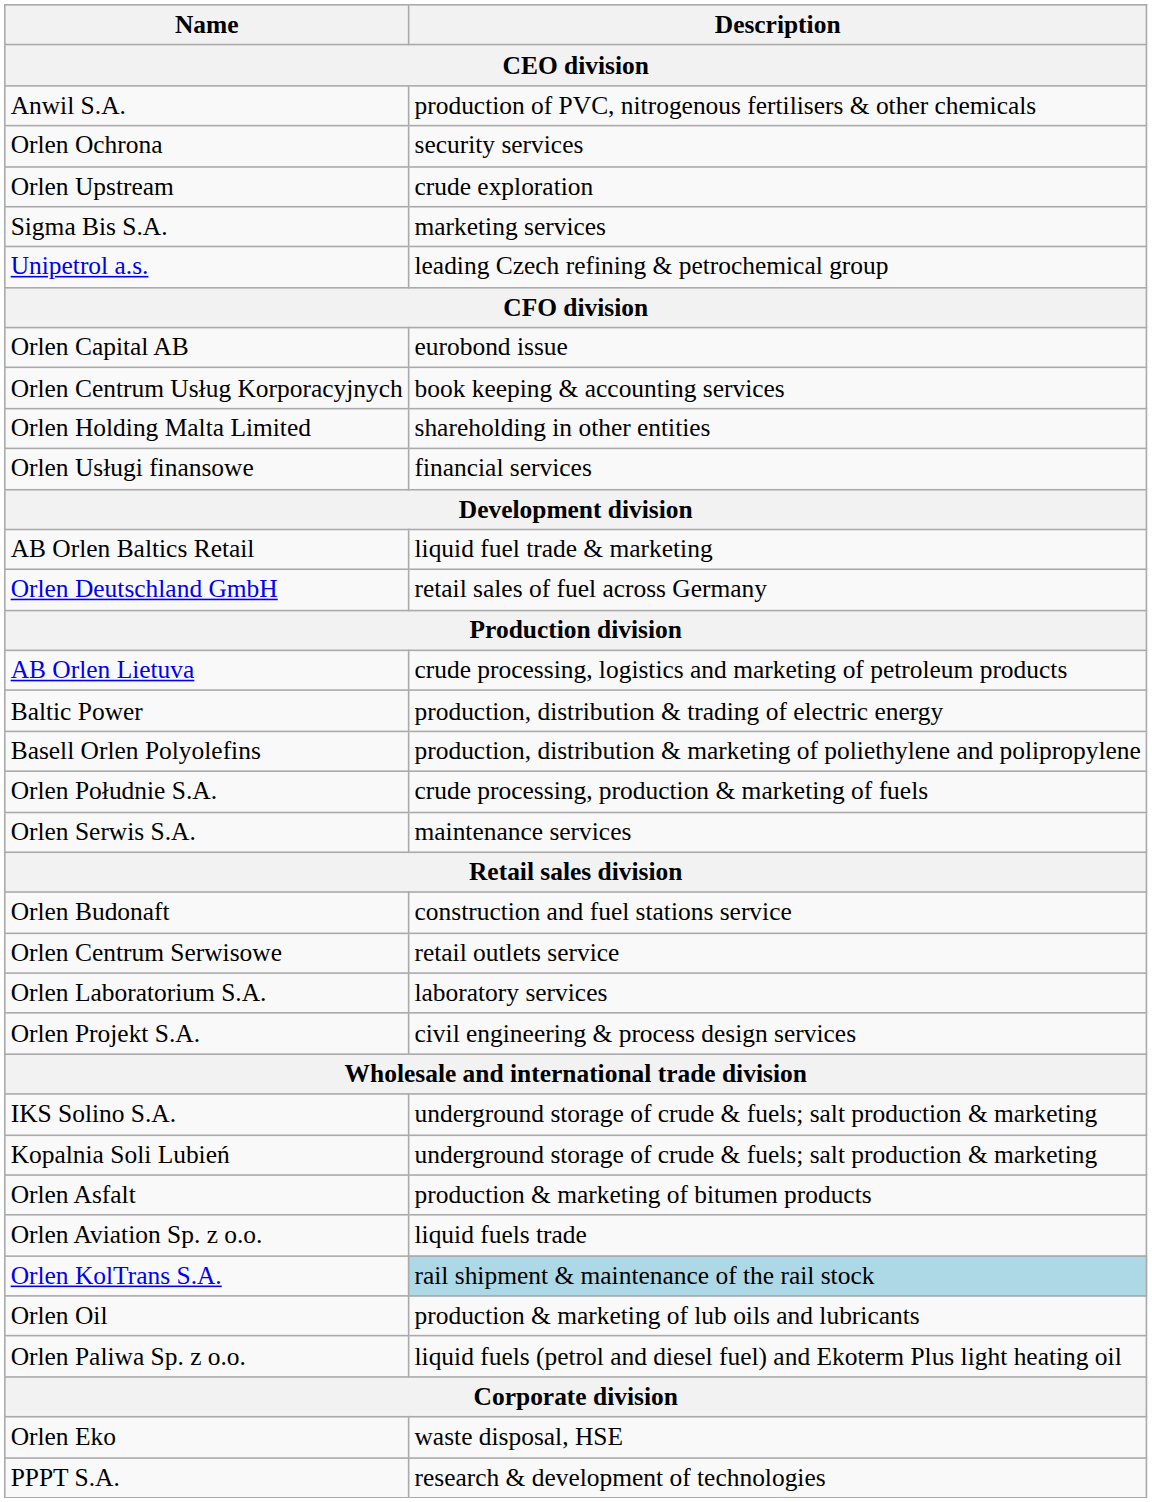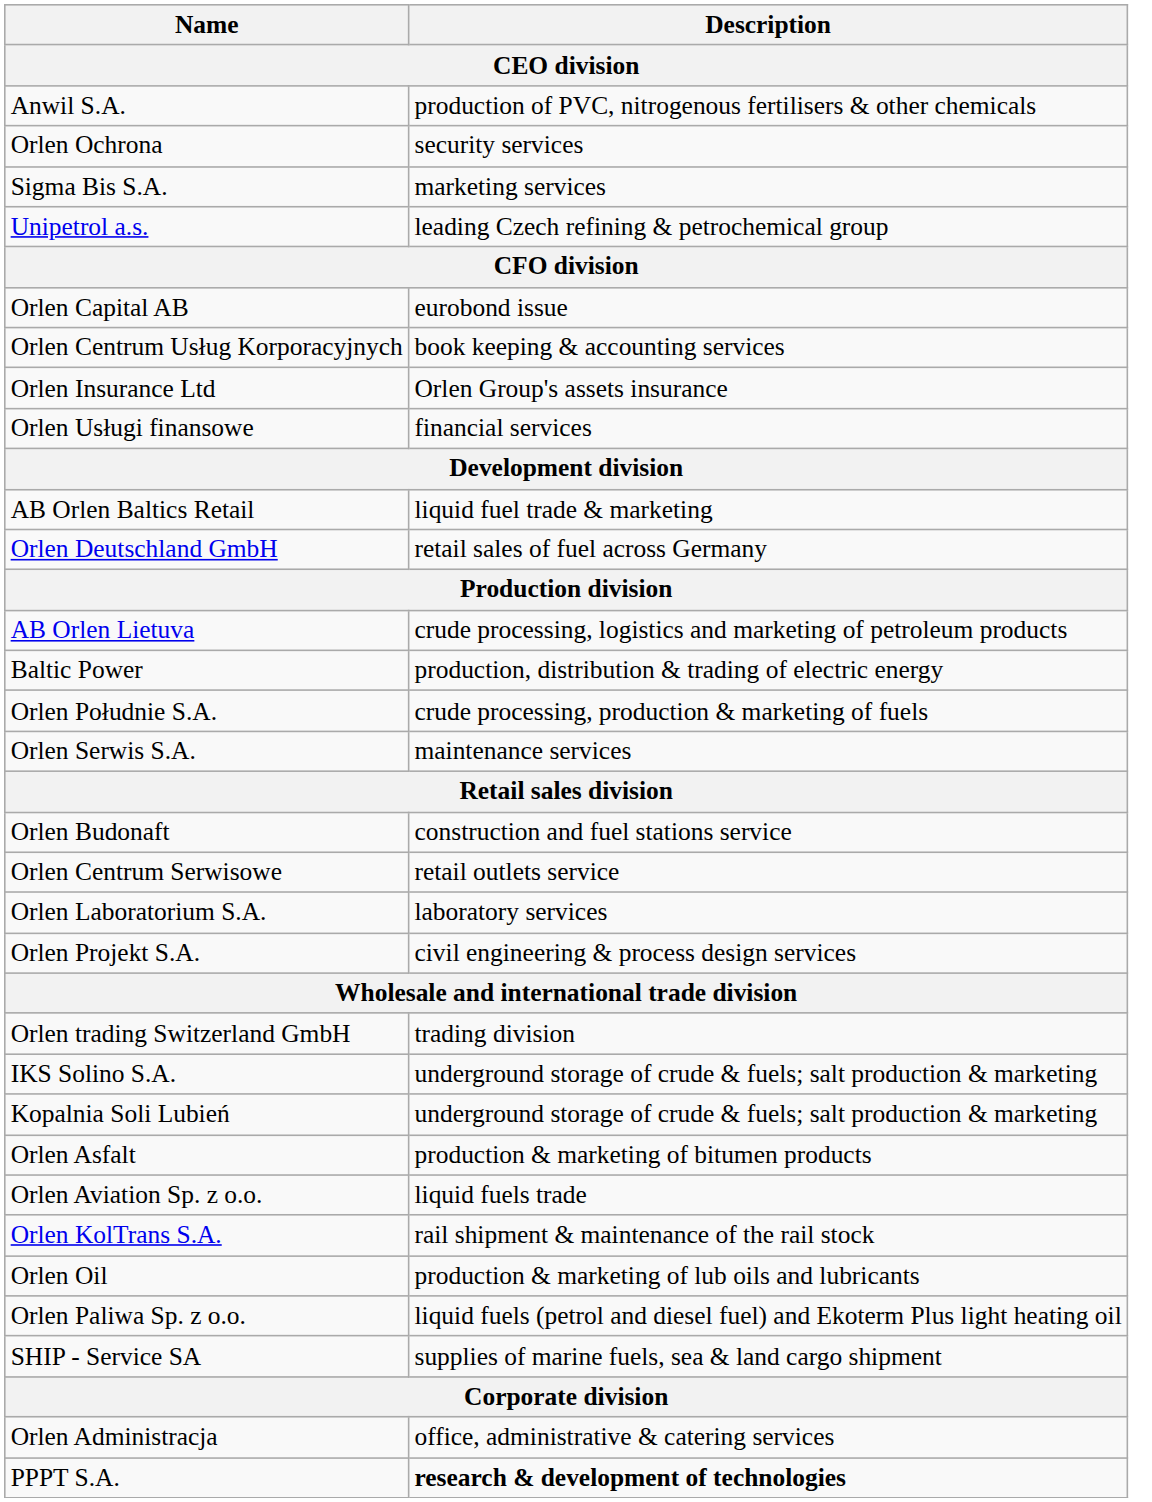- row: (92, 186)
- row: (161, 428)
+ row: (113, 387)
- row: (136, 750)
+ row: (181, 1033)
(644, 1275) lightblue background -> (644, 1235) no background
+ row: (106, 1356)
+ row: (114, 1436)
- row: (63, 1436)
(620, 1477) normal -> (630, 1477) bold
